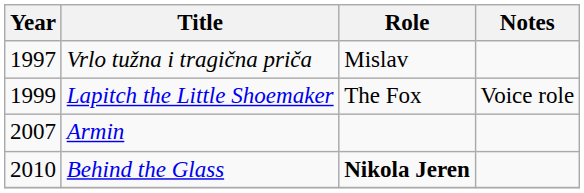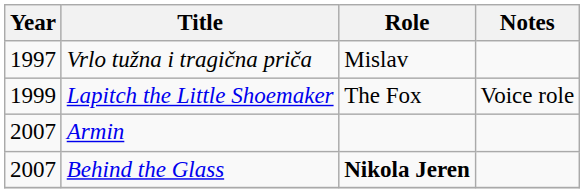(33, 168) 2010 -> (33, 168) 2007
